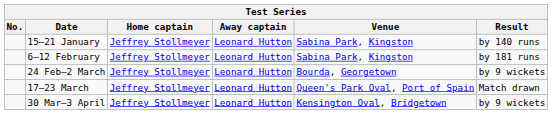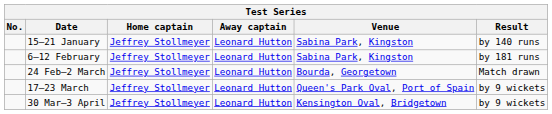(512, 72) by 9 wickets -> (509, 72) Match drawn
(509, 87) Match drawn -> (512, 87) by 9 wickets
